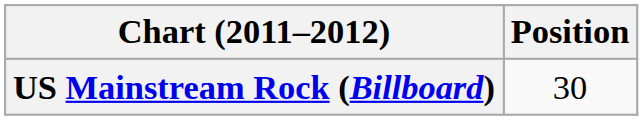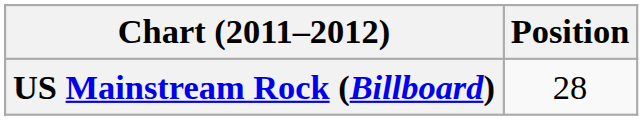(570, 86) 30 -> (570, 86) 28
